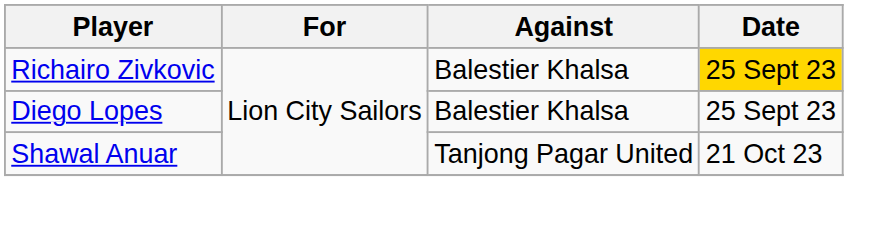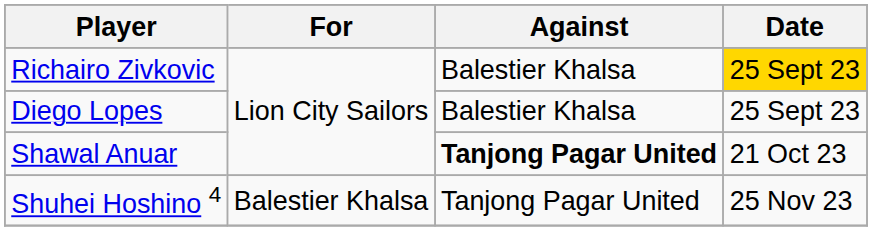(564, 154) normal -> (579, 154) bold
+ row: (116, 200)
